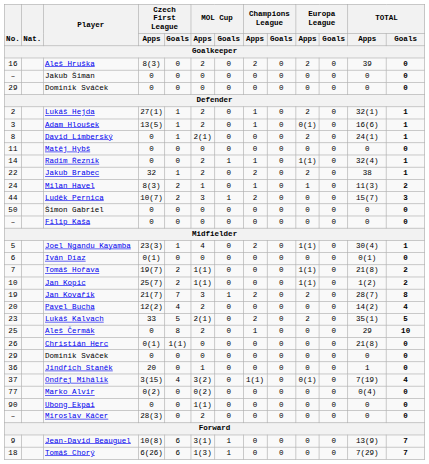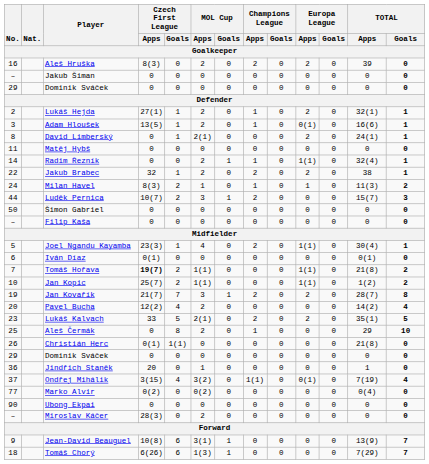(151, 271) normal -> (151, 271) bold
(203, 405) 1(1) -> (203, 405) 0
